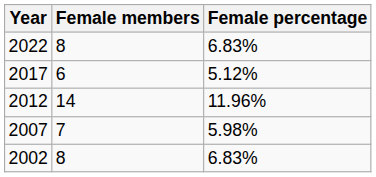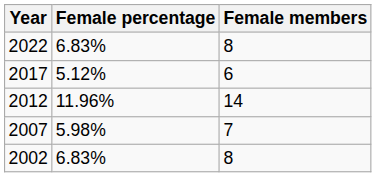columns swapped: (128, 18) <-> (288, 18)
